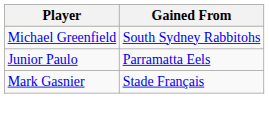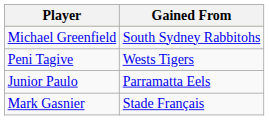+ row: (40, 59)
